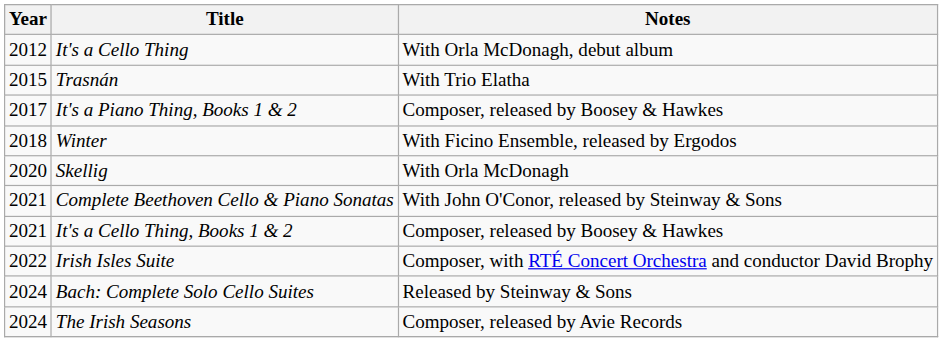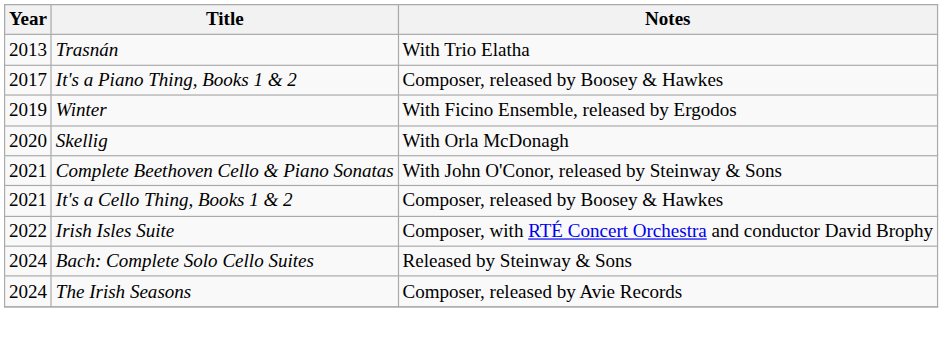- row: (122, 49)
(28, 79) 2015 -> (28, 49) 2013
(28, 140) 2018 -> (28, 110) 2019
